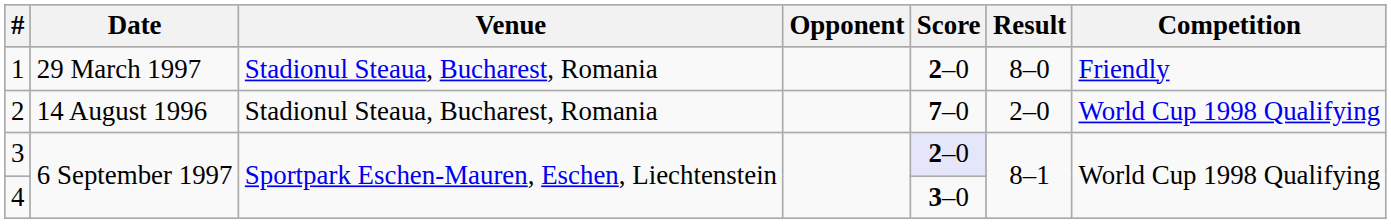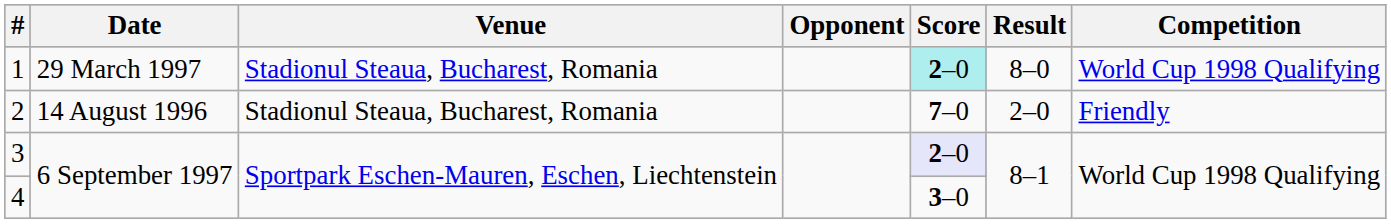(949, 68) no background -> (949, 68) paleturquoise background
(1124, 68) Friendly -> (1229, 68) World Cup 1998 Qualifying
(1229, 111) World Cup 1998 Qualifying -> (1124, 111) Friendly
